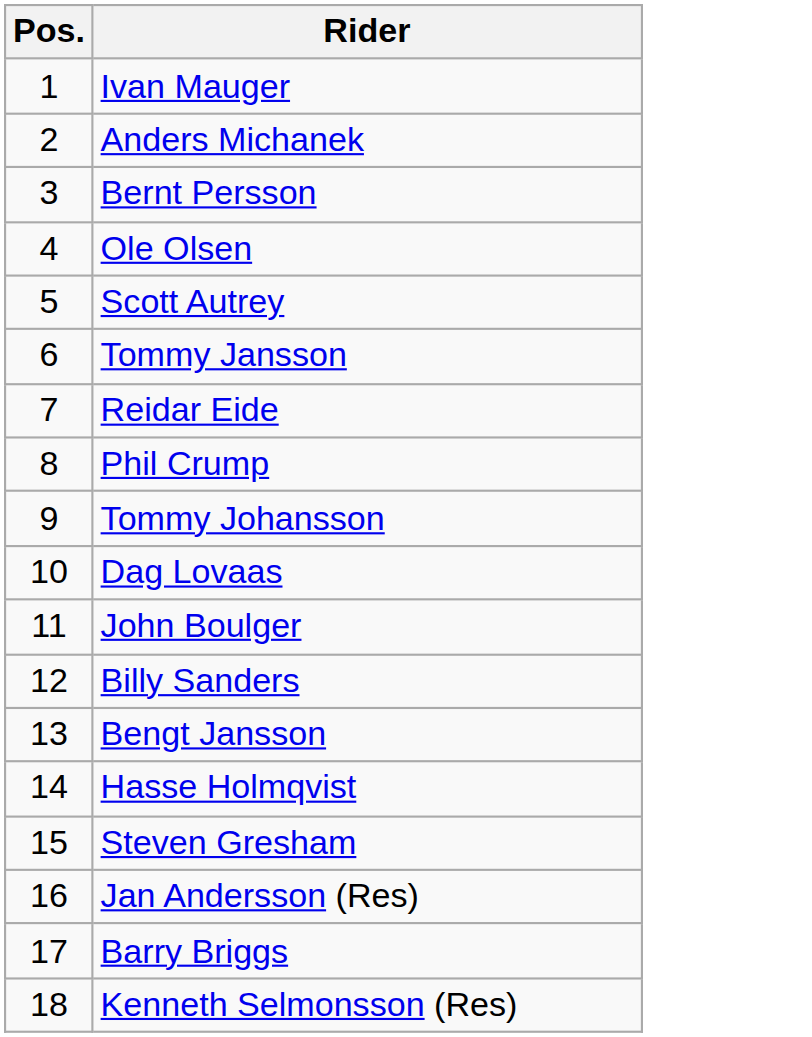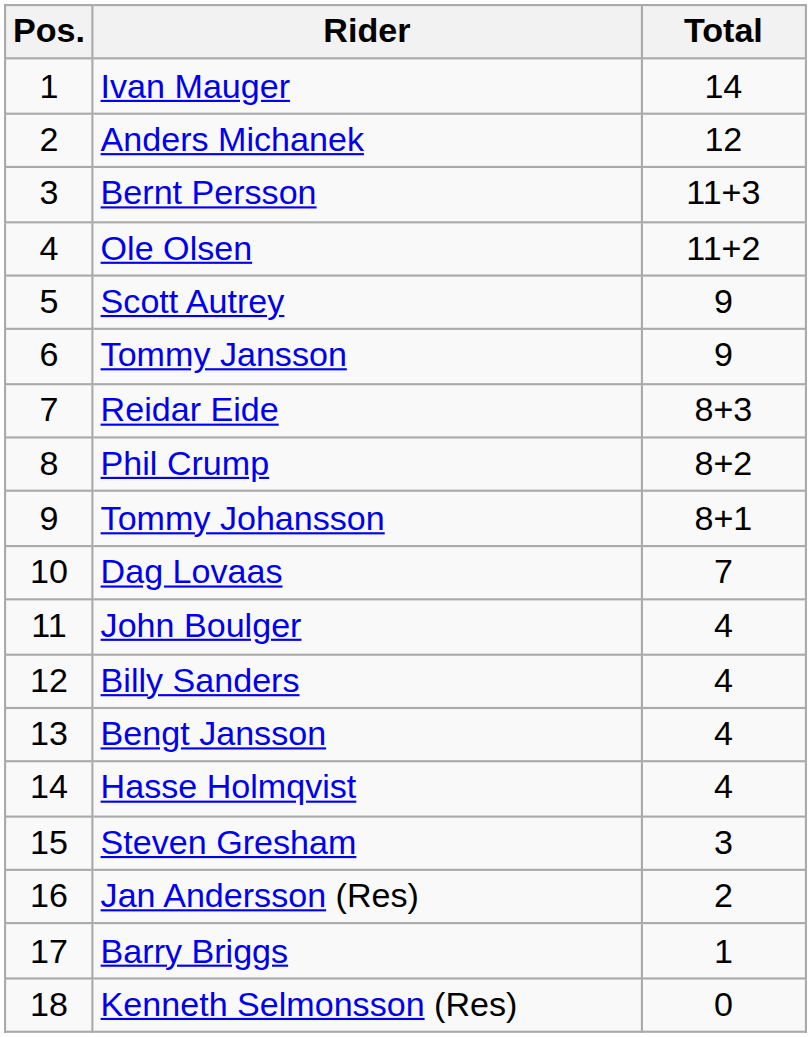+ column: (723, 31)
